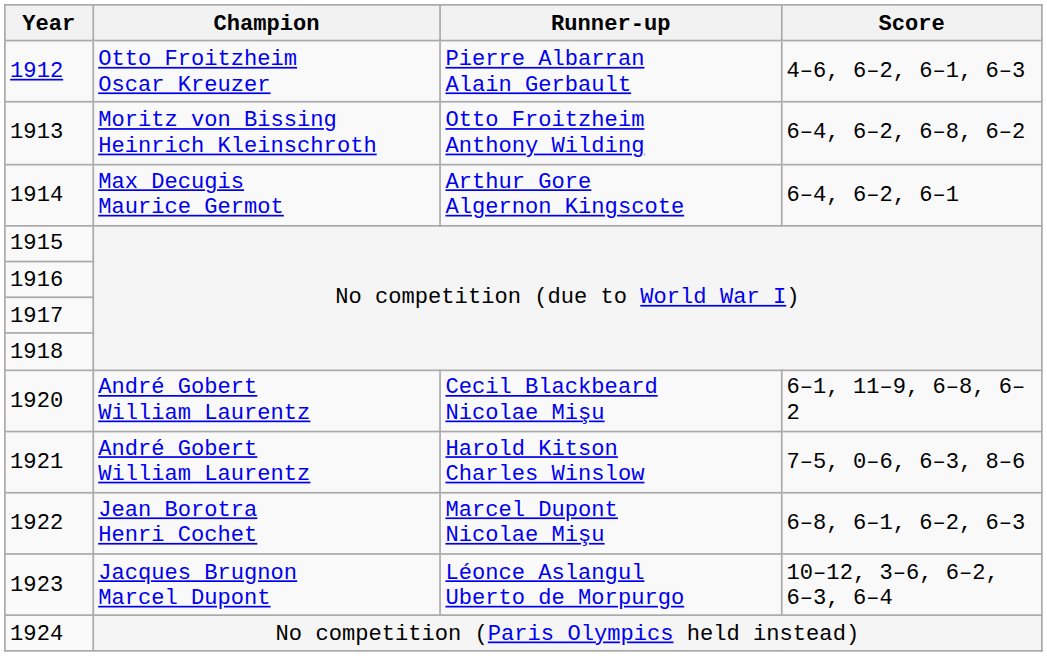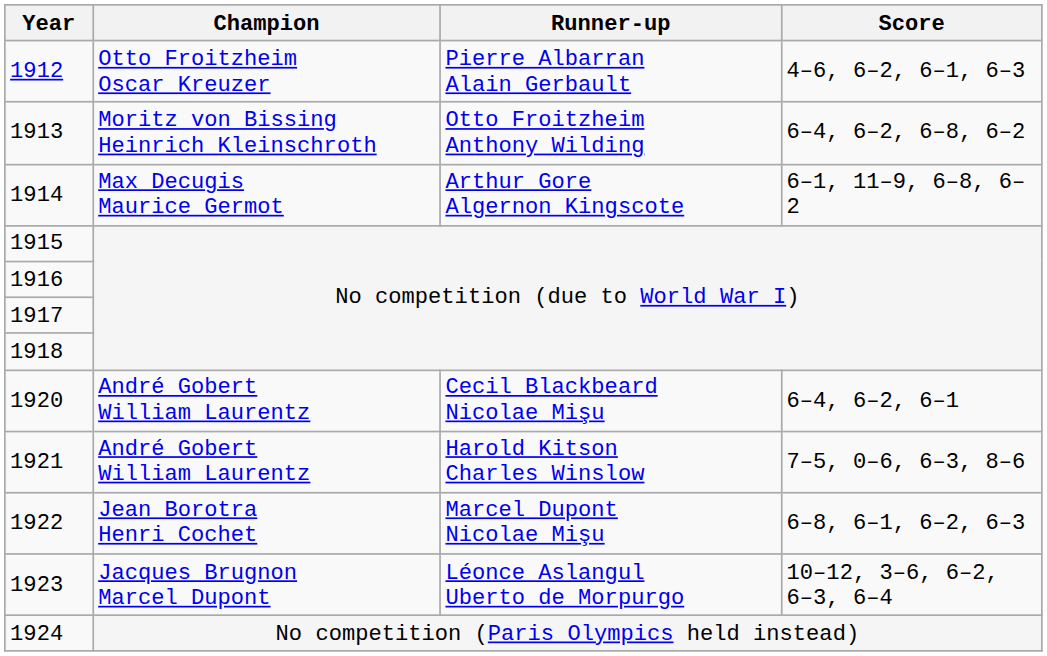(873, 195) 6–4, 6–2, 6–1 -> (906, 195) 6–1, 11–9, 6–8, 6–2
(906, 400) 6–1, 11–9, 6–8, 6–2 -> (873, 400) 6–4, 6–2, 6–1
